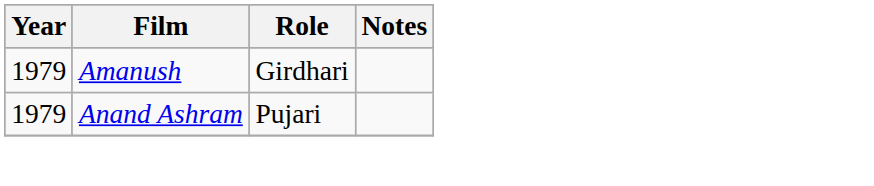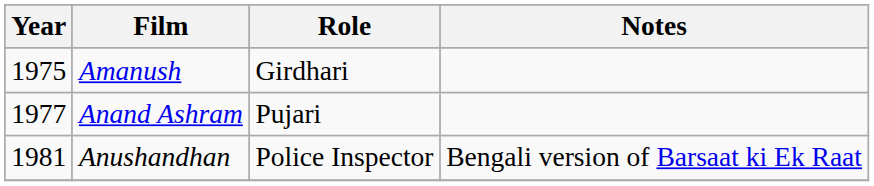(39, 69) 1979 -> (39, 69) 1975
(39, 113) 1979 -> (39, 113) 1977
+ row: (155, 157)
